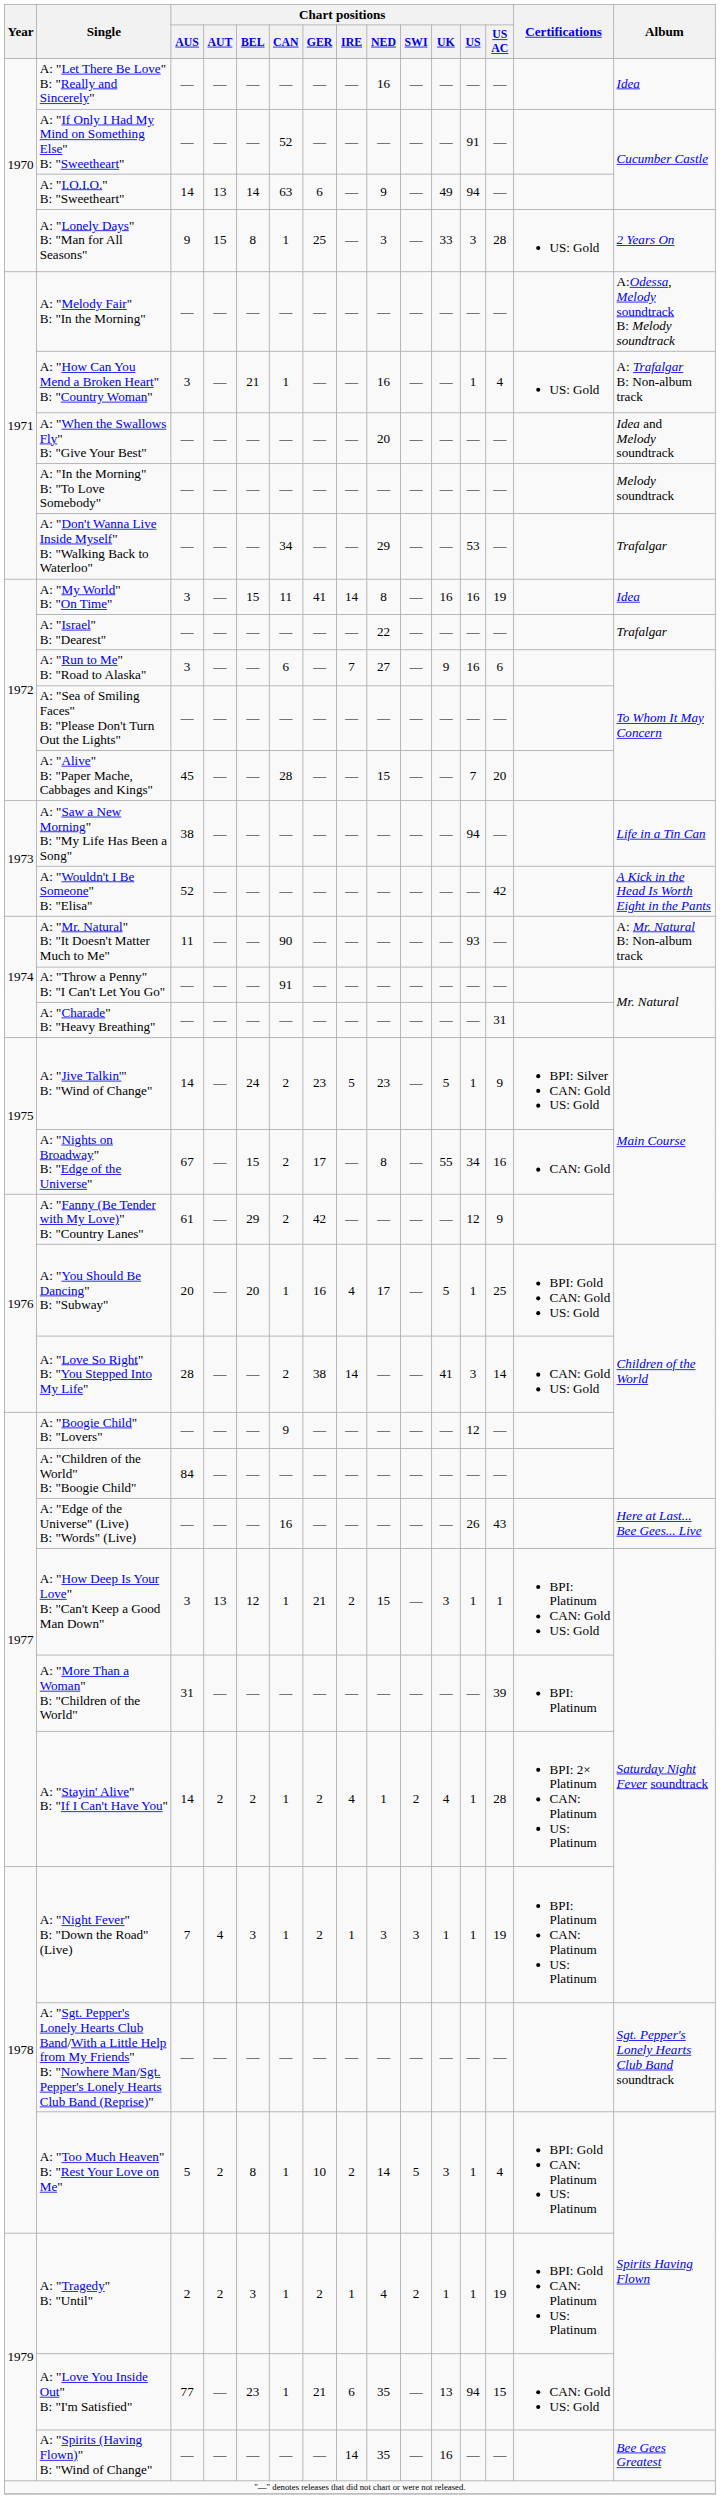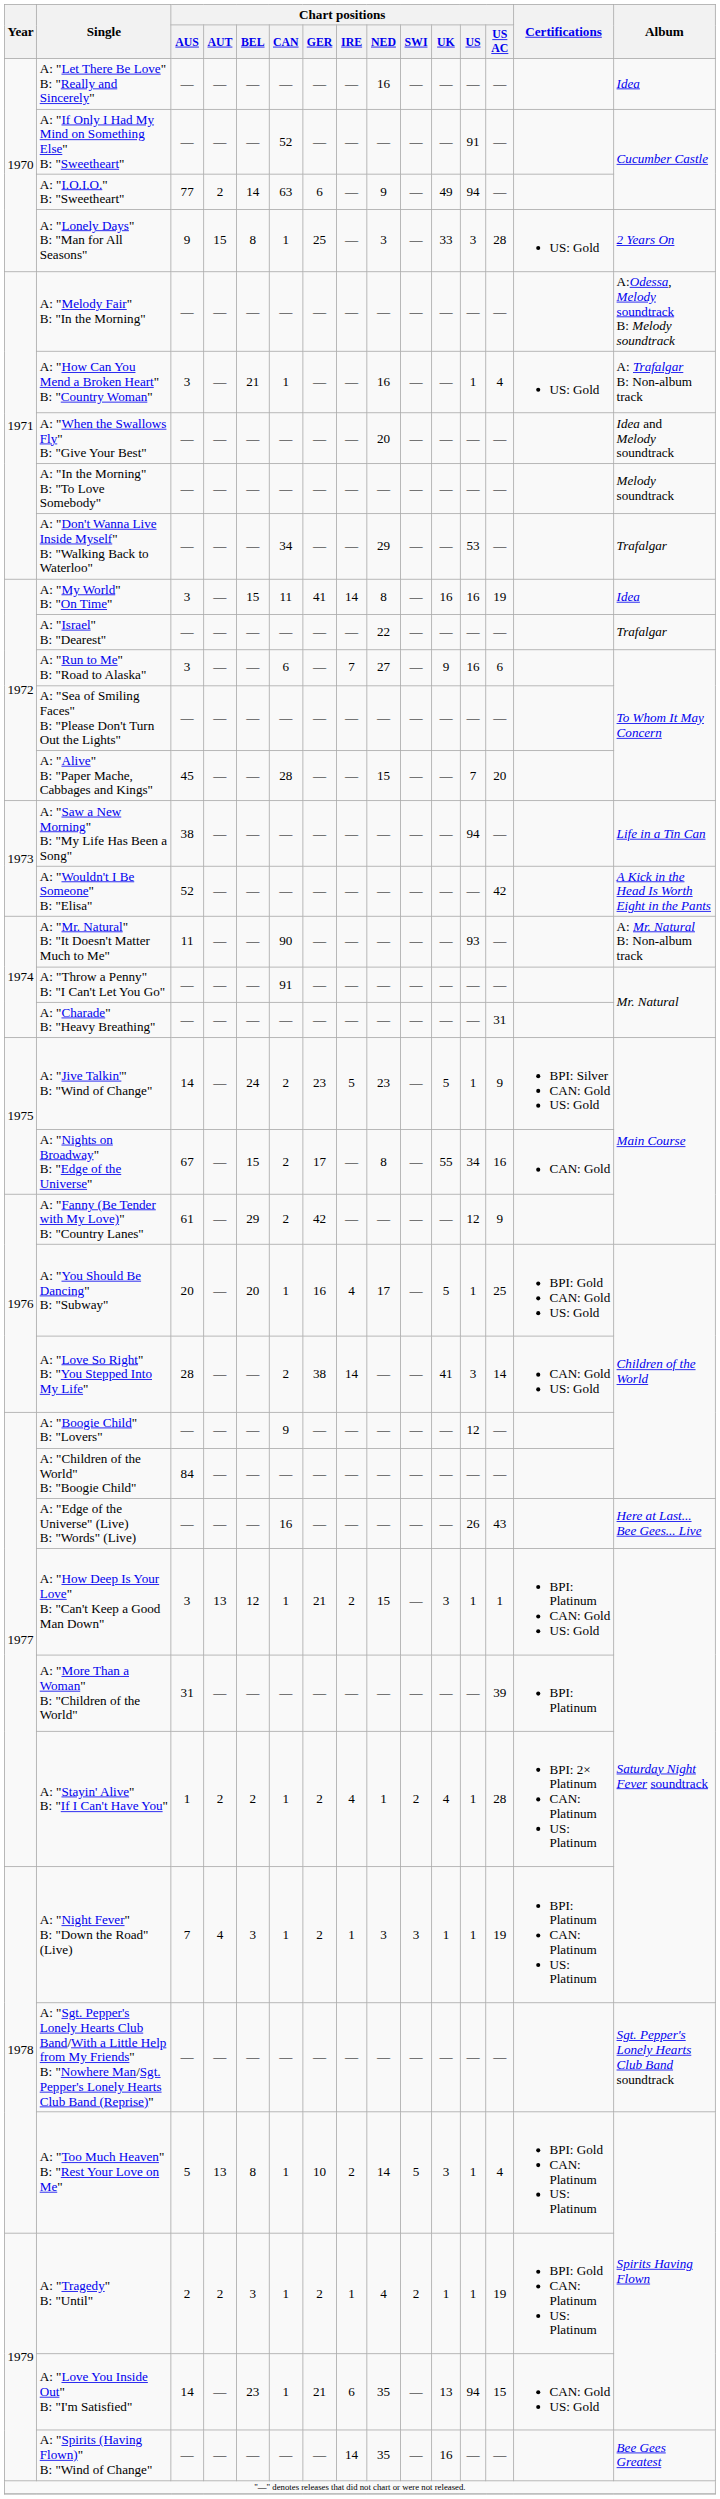(187, 191) 14 -> (187, 191) 77
(220, 191) 13 -> (220, 191) 2
(187, 1799) 14 -> (187, 1799) 1
(220, 2172) 2 -> (220, 2172) 13
(187, 2391) 77 -> (187, 2391) 14
